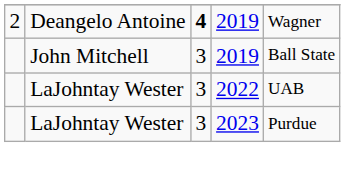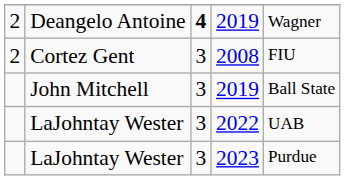+ row: (82, 55)
